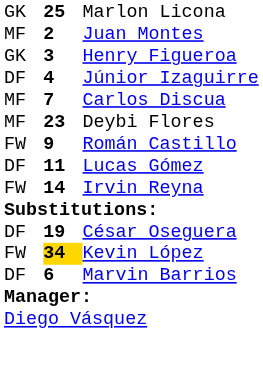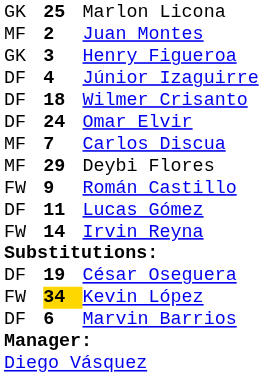+ row: (165, 100)
+ row: (138, 122)
(54, 122) 23 -> (54, 166) 29
